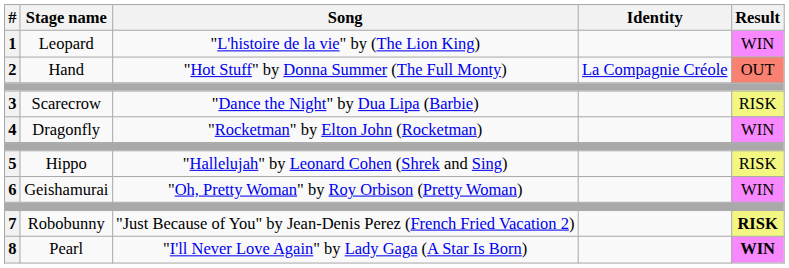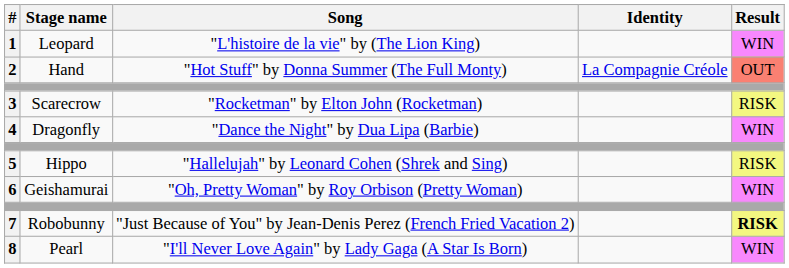(345, 103) "Dance the Night" by Dua Lipa (Barbie) -> (345, 103) "Rocketman" by Elton John (Rocketman)
(345, 129) "Rocketman" by Elton John (Rocketman) -> (345, 129) "Dance the Night" by Dua Lipa (Barbie)
(758, 249) bold -> (758, 249) normal
